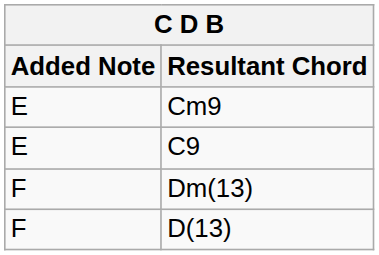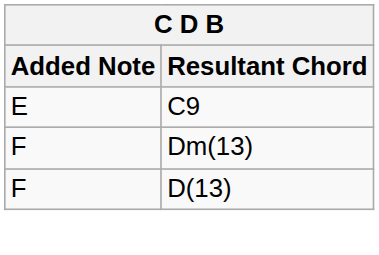- row: (194, 106)
